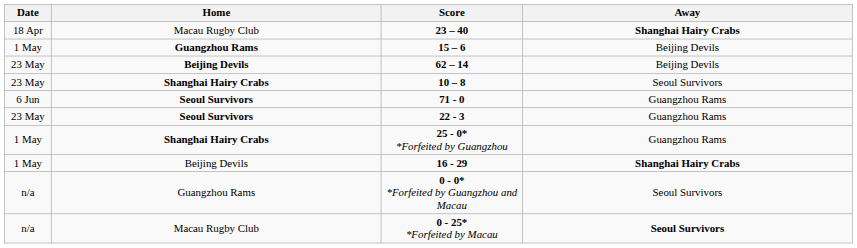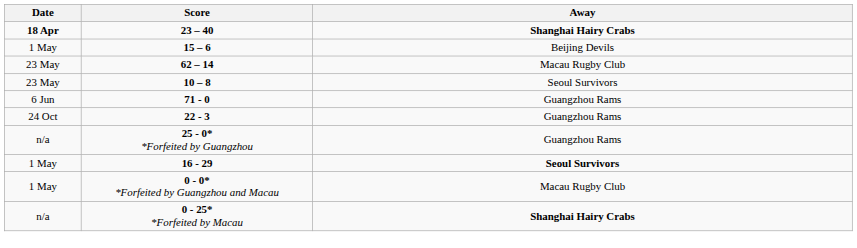- column: (216, 13)
(28, 30) normal -> (43, 30) bold
(687, 64) Beijing Devils -> (582, 64) Macau Rugby Club
(28, 116) 23 May -> (43, 116) 24 Oct
(28, 140) 1 May -> (43, 140) n/a
(687, 163) Shanghai Hairy Crabs -> (582, 163) Seoul Survivors
(28, 192) n/a -> (43, 186) 1 May
(687, 192) Seoul Survivors -> (582, 186) Macau Rugby Club
(687, 228) Seoul Survivors -> (582, 216) Shanghai Hairy Crabs
